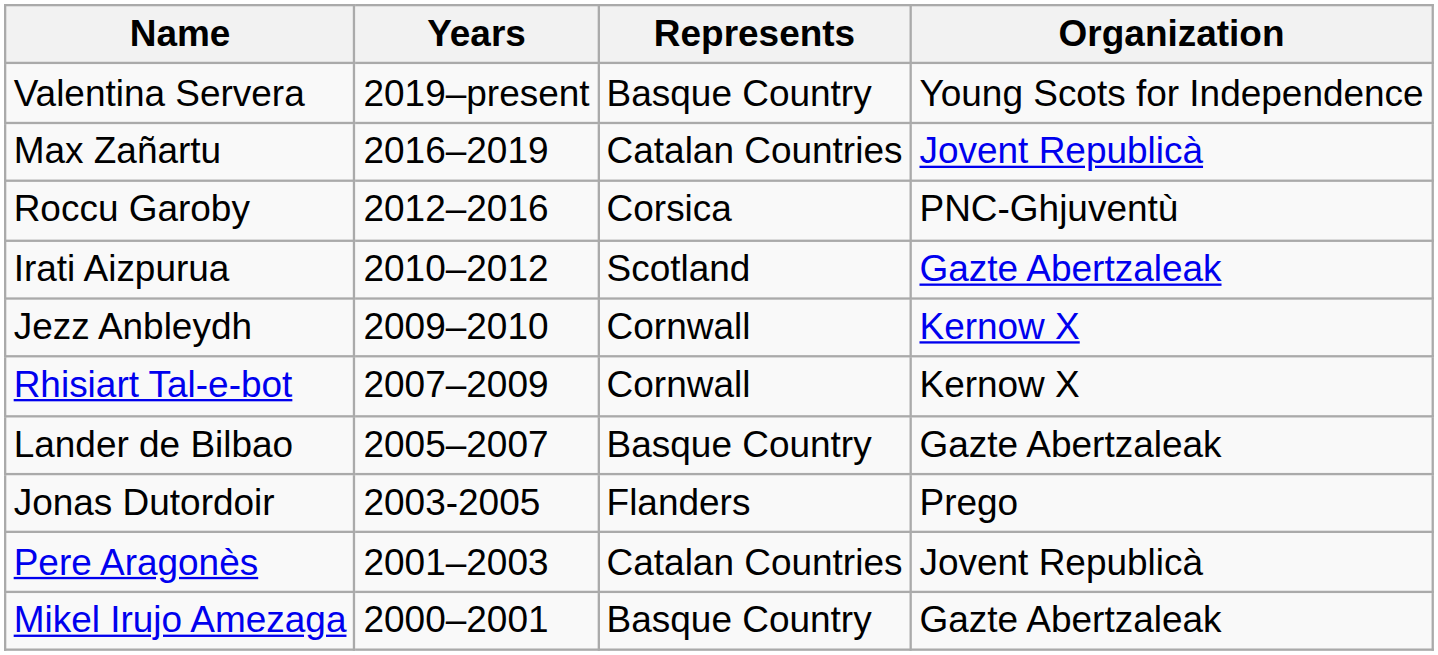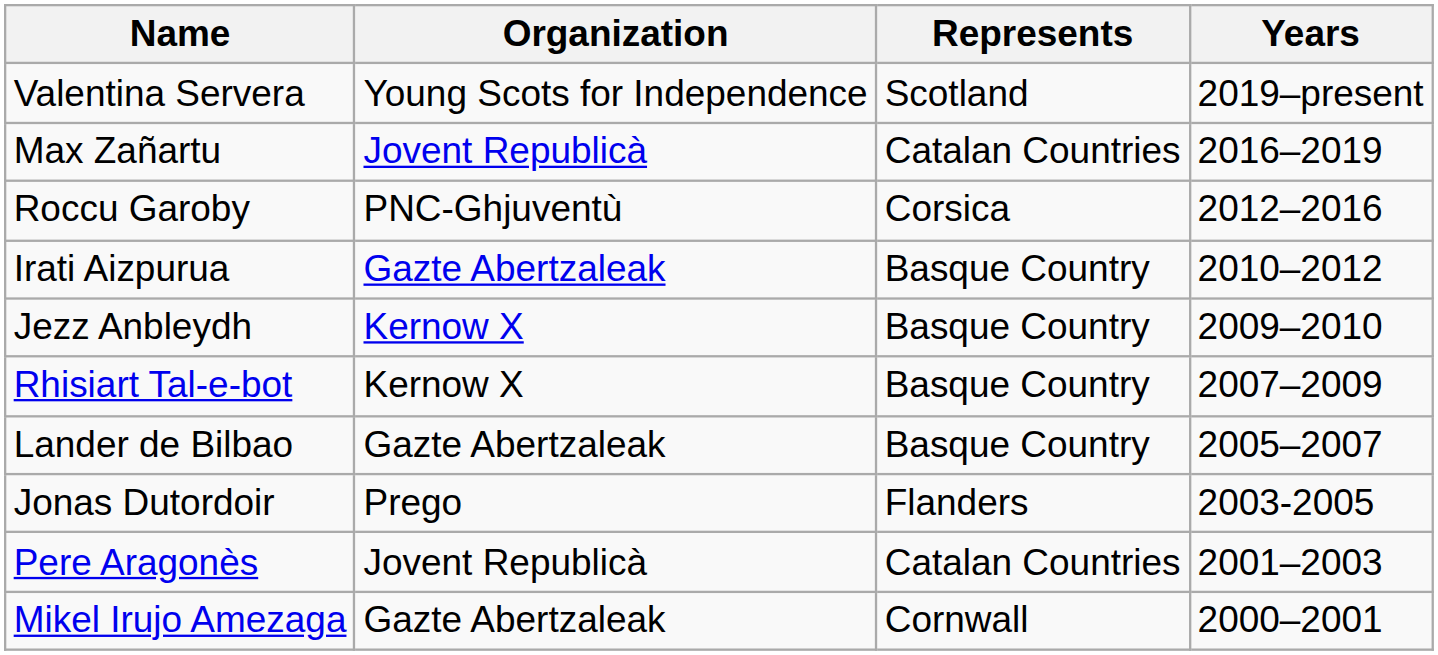columns swapped: (1172, 33) <-> (477, 33)
(739, 92) Basque Country -> (957, 92) Scotland
(679, 268) Scotland -> (1017, 268) Basque Country
(678, 326) Cornwall -> (1017, 326) Basque Country
(678, 385) Cornwall -> (1017, 385) Basque Country
(739, 619) Basque Country -> (957, 619) Cornwall
